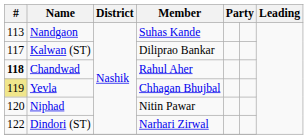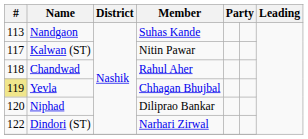(177, 50) Diliprao Bankar -> (167, 50) Nitin Pawar
(15, 69) bold -> (16, 69) normal
(167, 106) Nitin Pawar -> (177, 106) Diliprao Bankar
